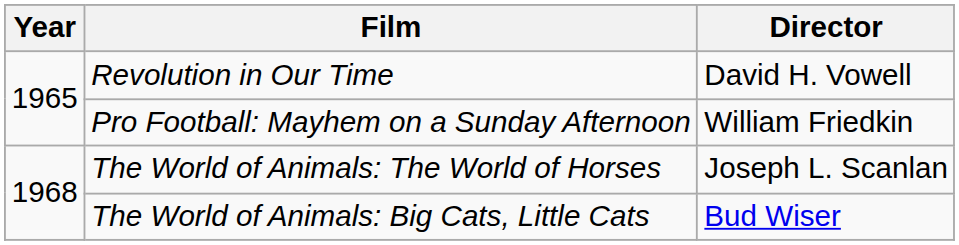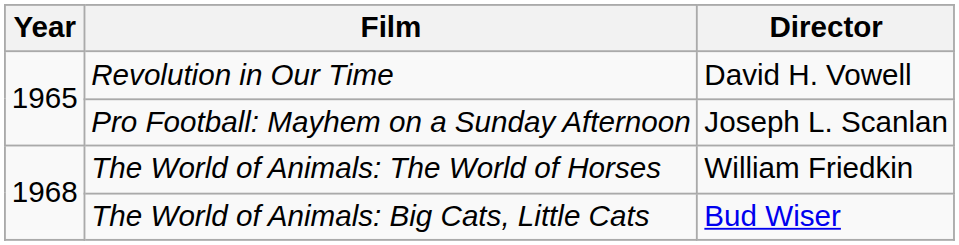(809, 121) William Friedkin -> (826, 121) Joseph L. Scanlan
(826, 168) Joseph L. Scanlan -> (809, 168) William Friedkin
